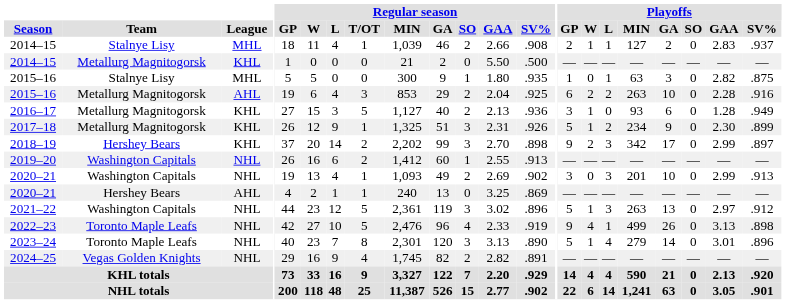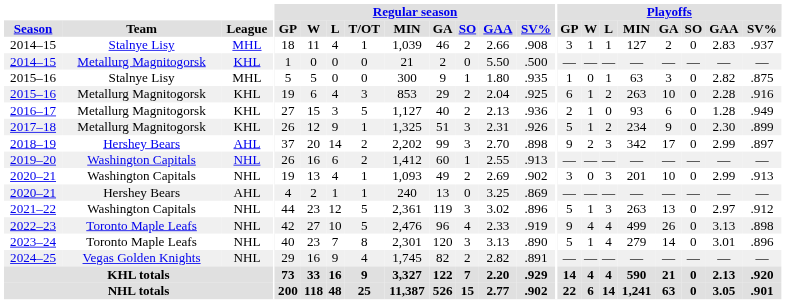(569, 45) 2 -> (569, 45) 3
(247, 94) AHL -> (247, 94) KHL
(591, 94) 2 -> (591, 94) 1
(569, 110) 3 -> (569, 110) 2
(247, 143) KHL -> (247, 143) AHL
(609, 225) 1 -> (609, 225) 4
